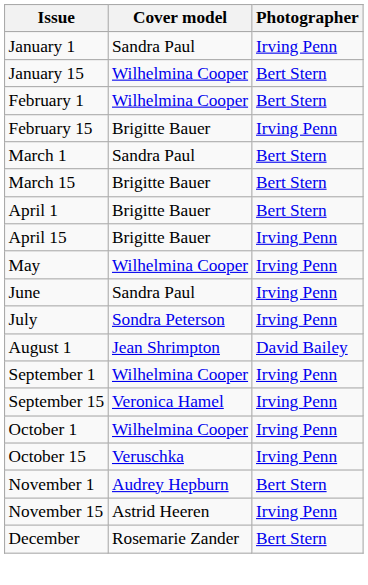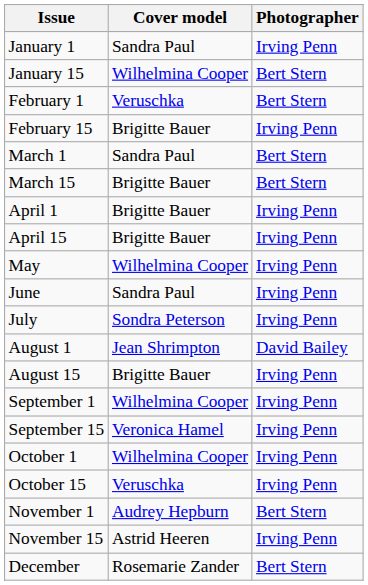(180, 100) Wilhelmina Cooper -> (148, 100) Veruschka
(291, 210) Bert Stern -> (297, 210) Irving Penn
+ row: (44, 374)
